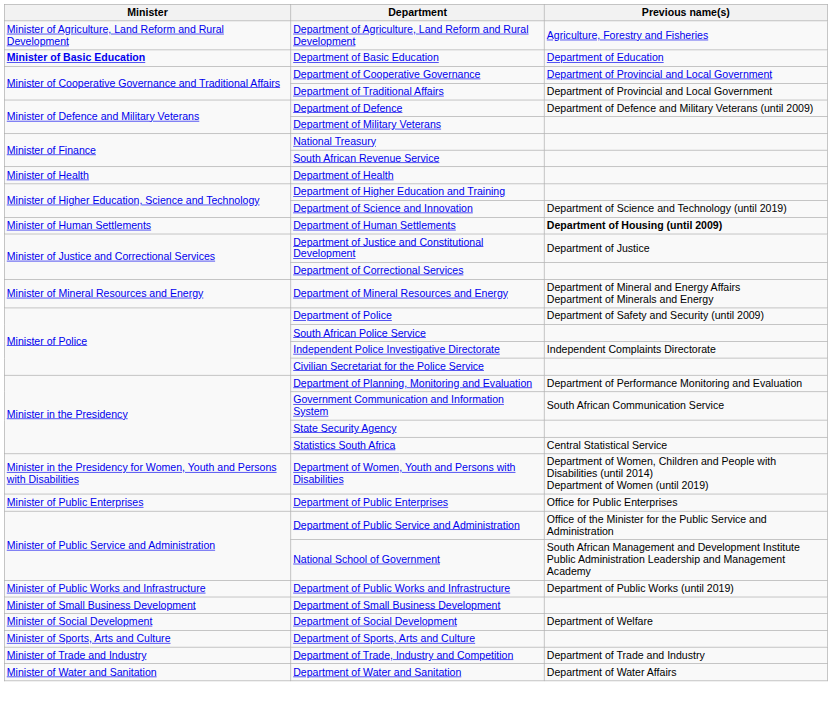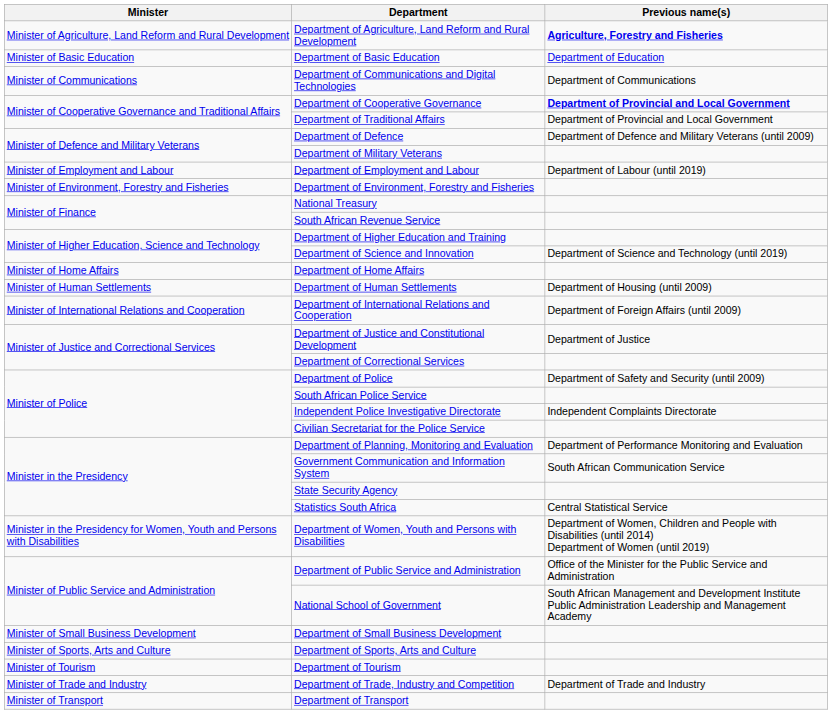(628, 35) normal -> (635, 35) bold
(76, 58) bold -> (70, 58) normal
+ row: (395, 80)
(660, 74) normal -> (669, 103) bold
+ row: (387, 170)
+ row: (414, 187)
- row: (343, 175)
+ row: (359, 271)
(635, 225) bold -> (630, 287) normal
+ row: (392, 310)
- row: (401, 293)
- row: (371, 502)
- row: (402, 588)
- row: (375, 622)
+ row: (347, 667)
+ row: (351, 701)
- row: (377, 672)
